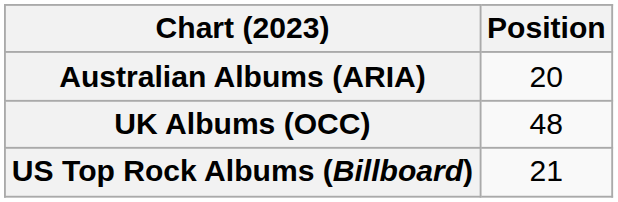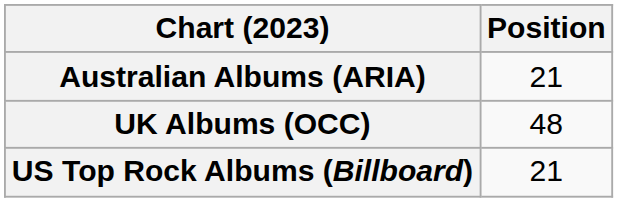(546, 76) 20 -> (546, 76) 21
